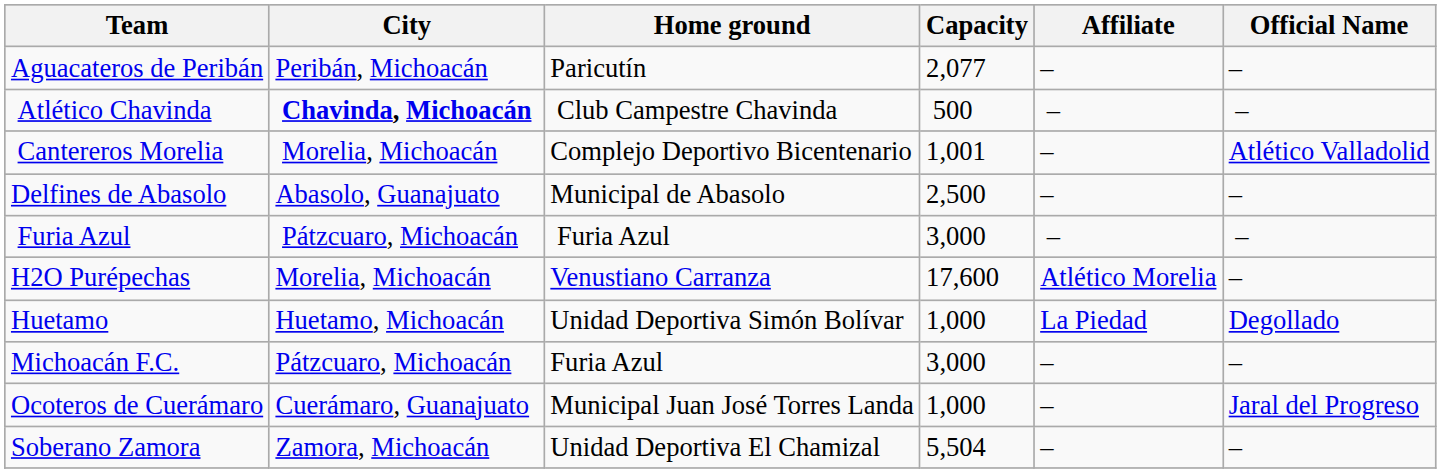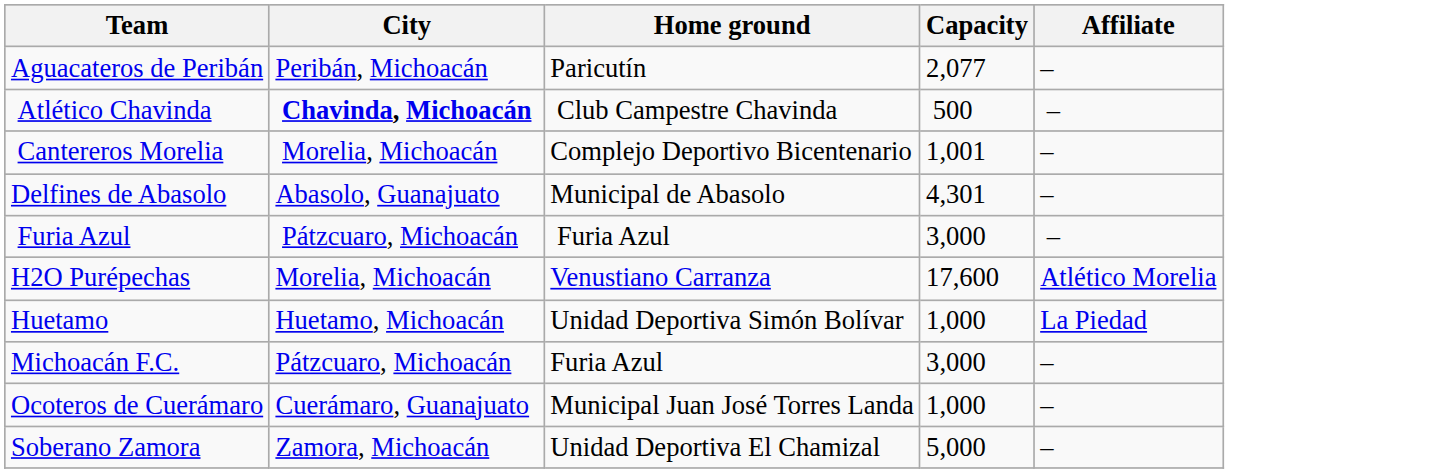- column: (1329, 25)
(956, 194) 2,500 -> (956, 194) 4,301
(956, 446) 5,504 -> (956, 446) 5,000
